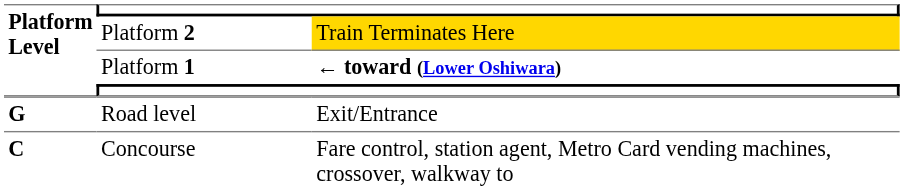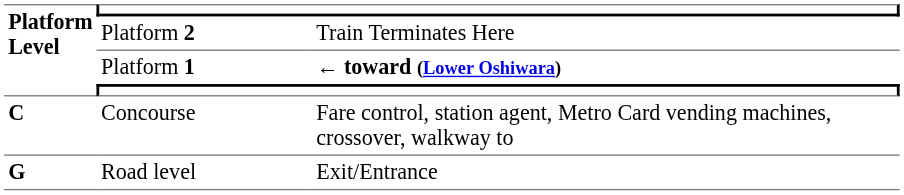(415, 32) gold background -> (415, 32) no background
rows swapped: (148, 148) <-> (149, 114)
